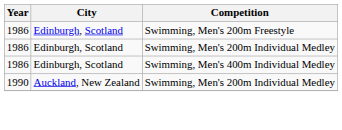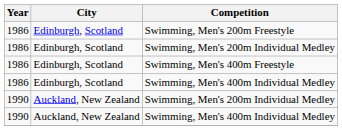+ row: (18, 64)
+ row: (18, 116)
